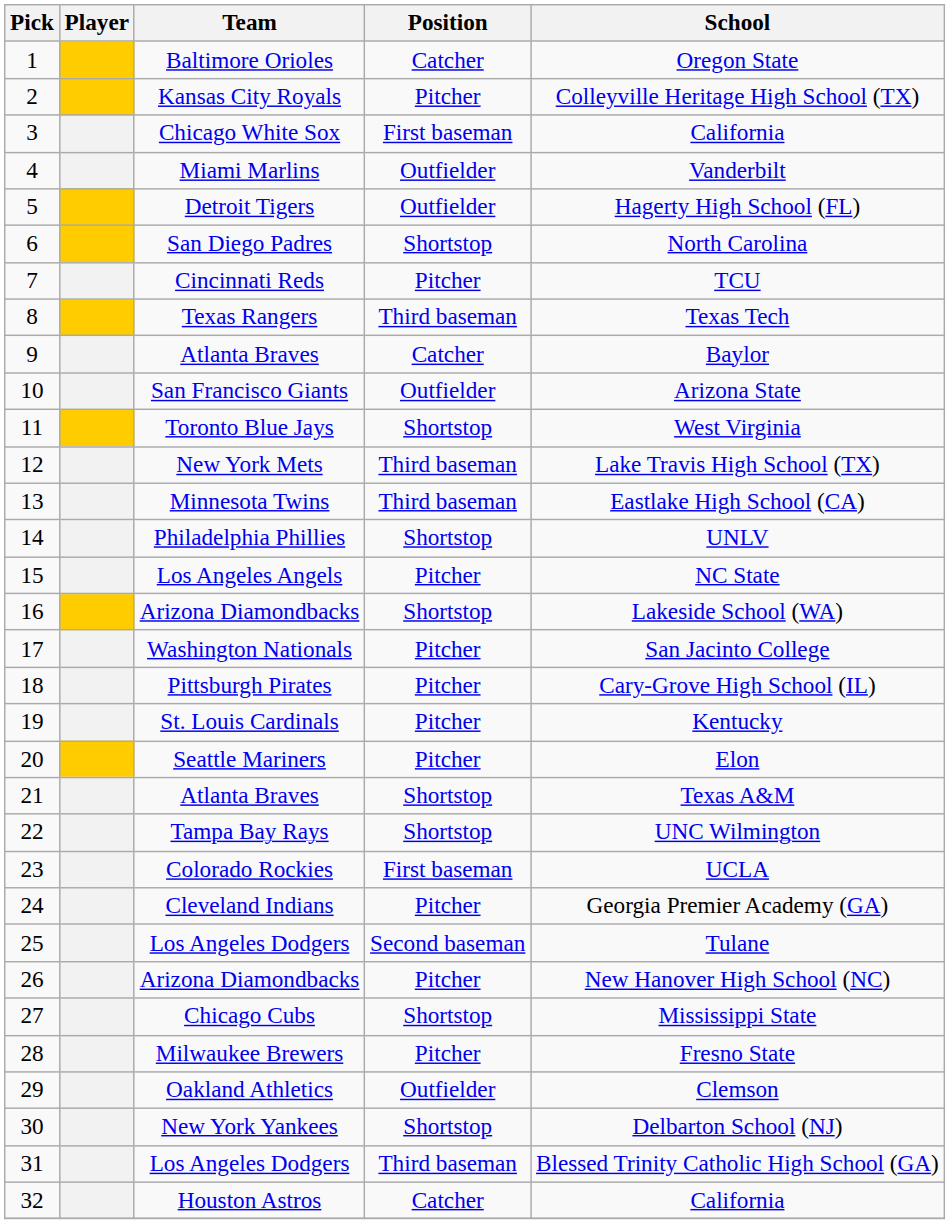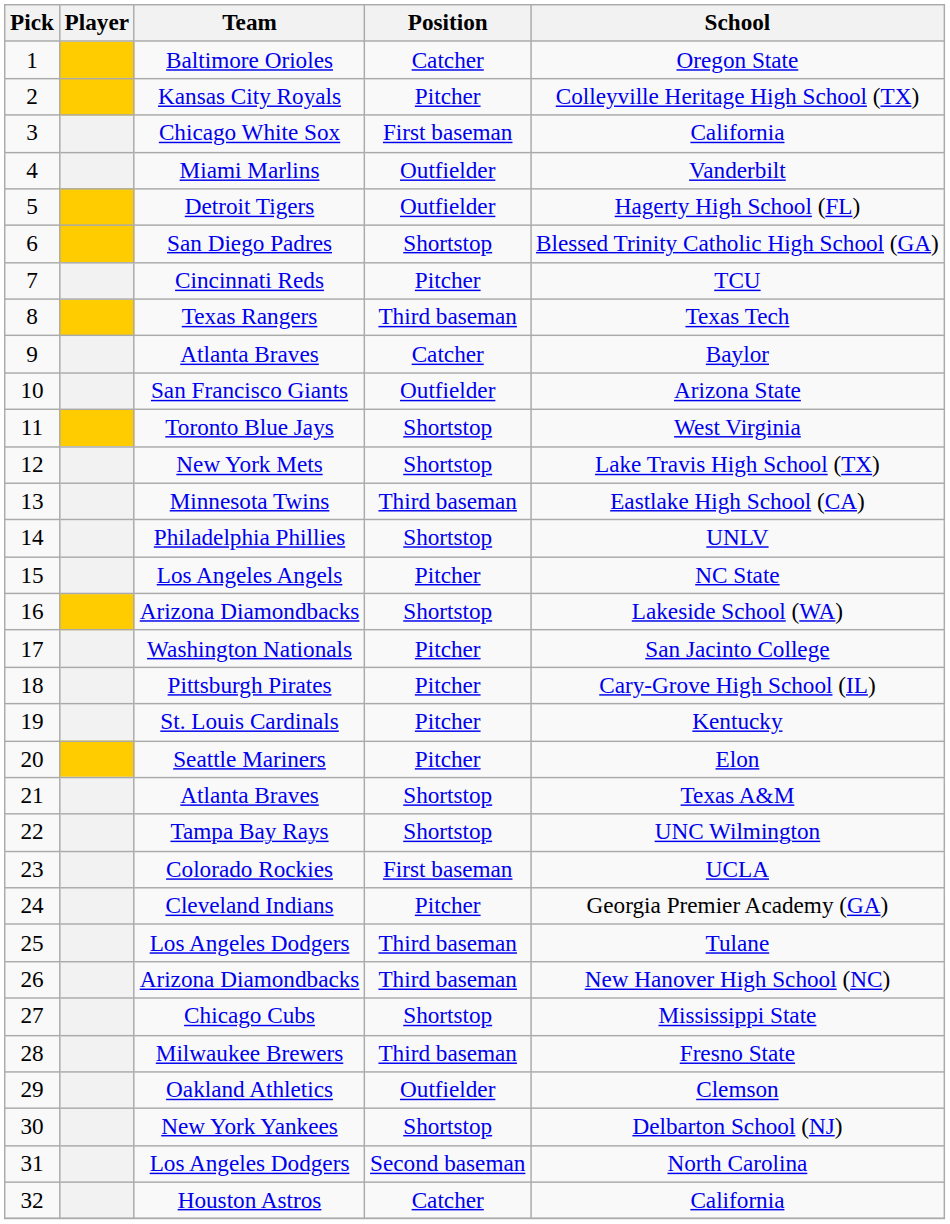(737, 243) North Carolina -> (737, 243) Blessed Trinity Catholic High School (GA)
(448, 464) Third baseman -> (448, 464) Shortstop
(448, 942) Second baseman -> (448, 942) Third baseman
(448, 979) Pitcher -> (448, 979) Third baseman
(448, 1053) Pitcher -> (448, 1053) Third baseman
(448, 1163) Third baseman -> (448, 1163) Second baseman
(737, 1163) Blessed Trinity Catholic High School (GA) -> (737, 1163) North Carolina
